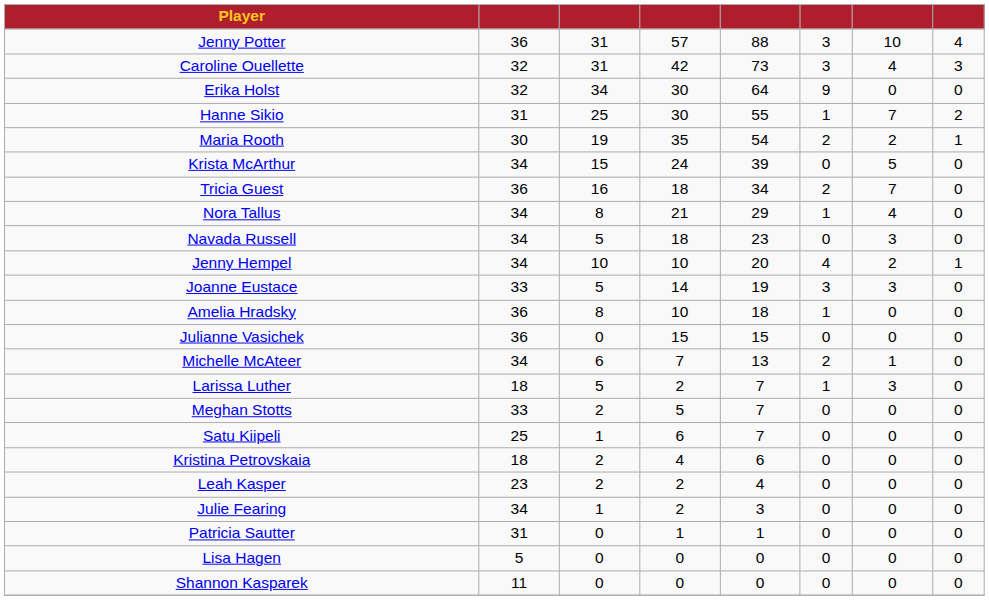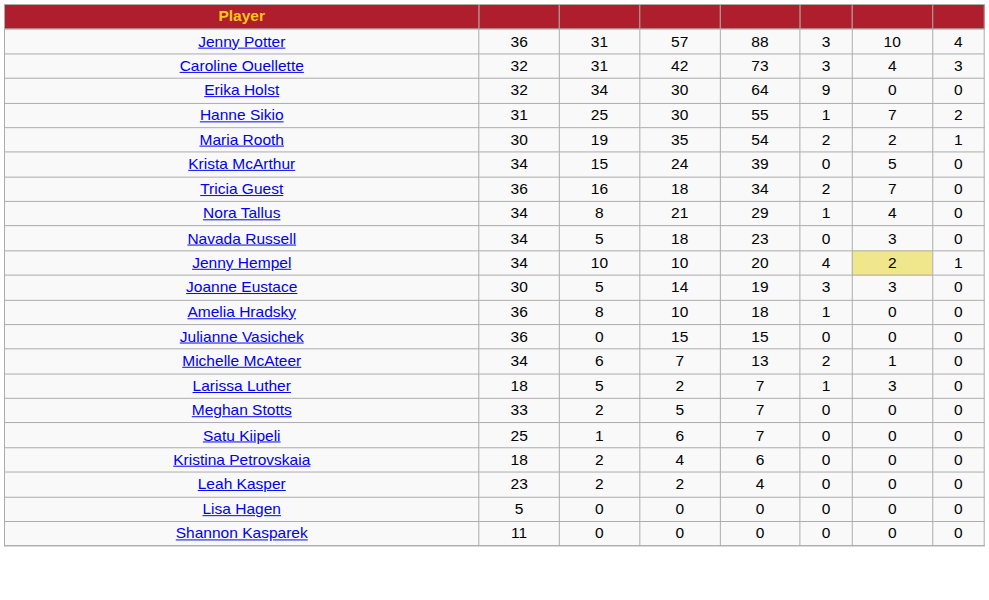(892, 262) no background -> (892, 262) khaki background
(519, 287) 33 -> (519, 287) 30
- row: (242, 509)
- row: (242, 533)
